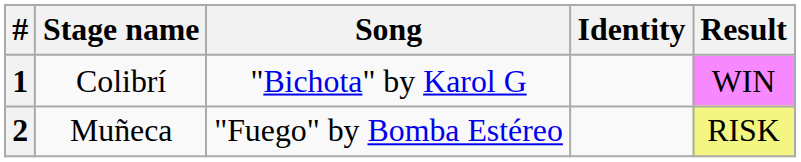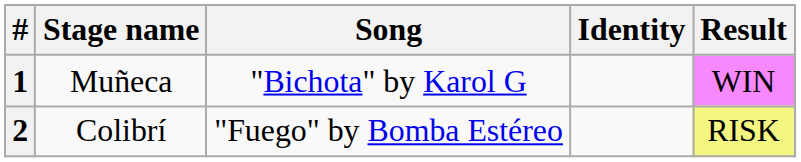(121, 80) Colibrí -> (121, 80) Muñeca
(121, 130) Muñeca -> (121, 130) Colibrí
